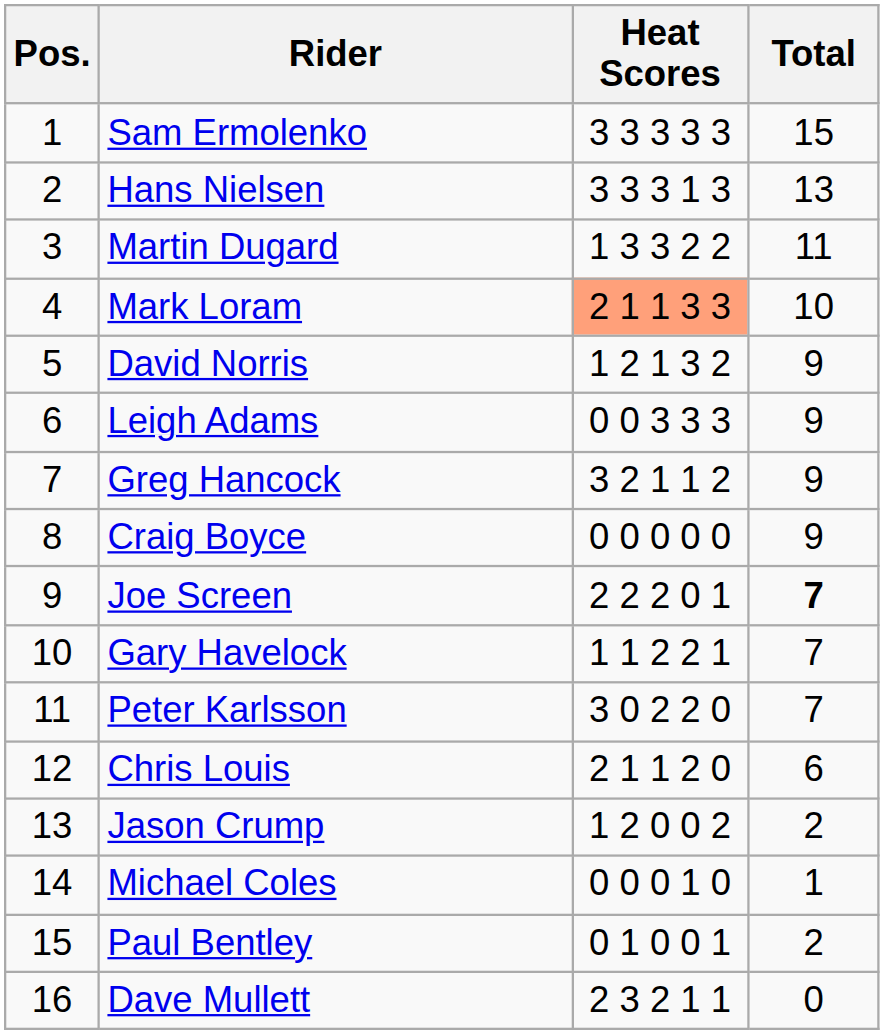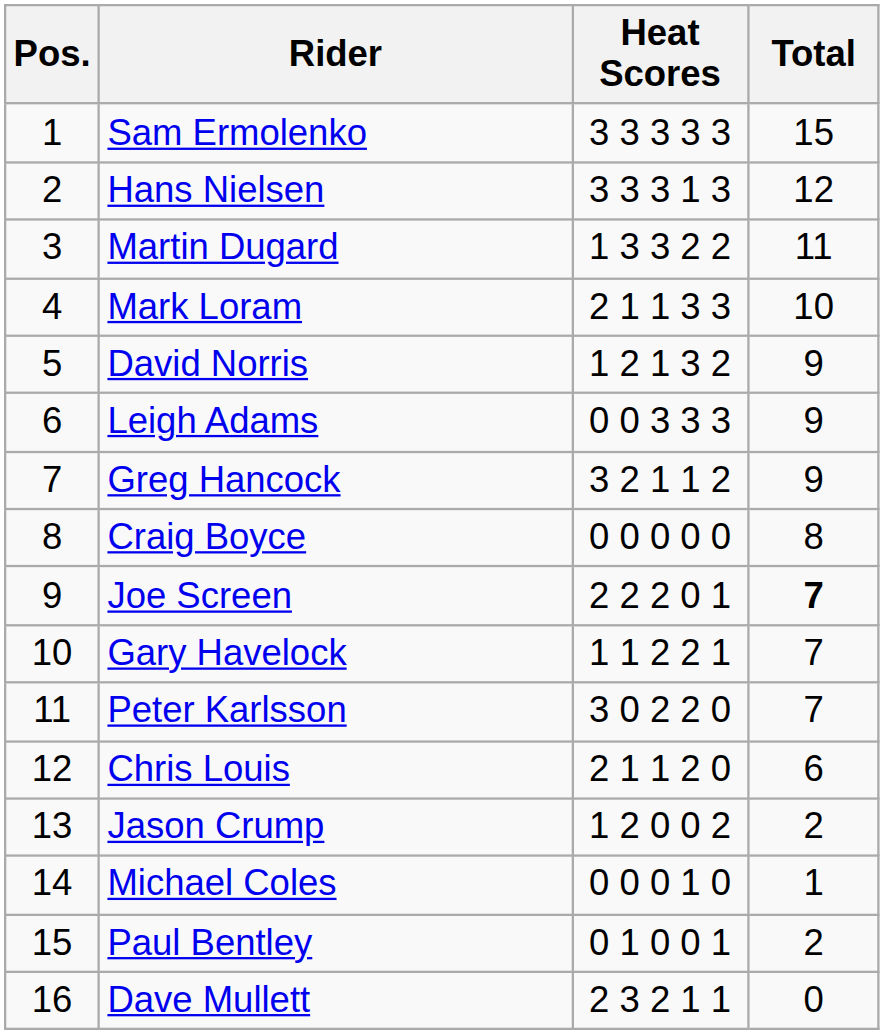(814, 190) 13 -> (814, 190) 12
(660, 305) lightsalmon background -> (660, 305) no background
(814, 537) 9 -> (814, 537) 8
